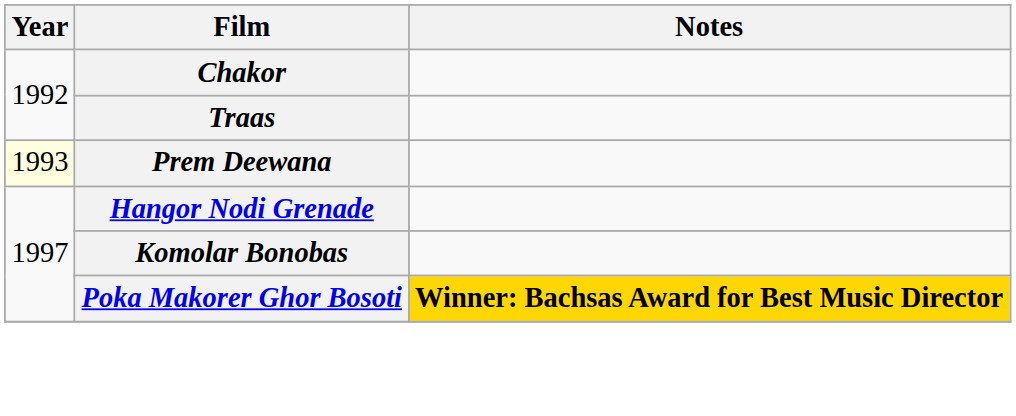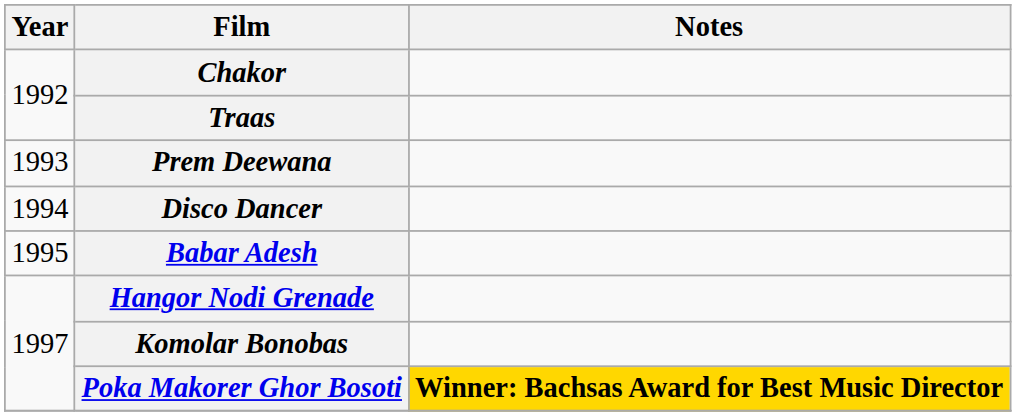(40, 162) lightyellow background -> (40, 162) no background
+ row: (242, 207)
+ row: (242, 252)
